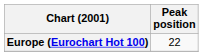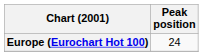(174, 42) 22 -> (174, 42) 24
